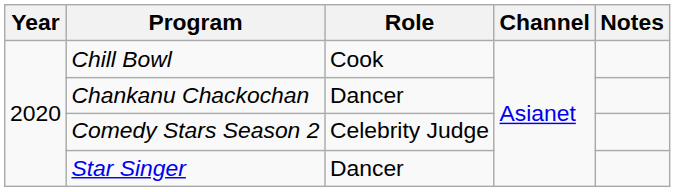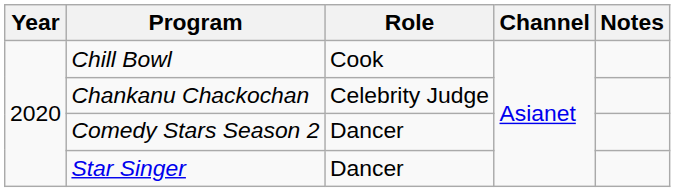(367, 95) Dancer -> (409, 95) Celebrity Judge
(409, 131) Celebrity Judge -> (367, 131) Dancer
